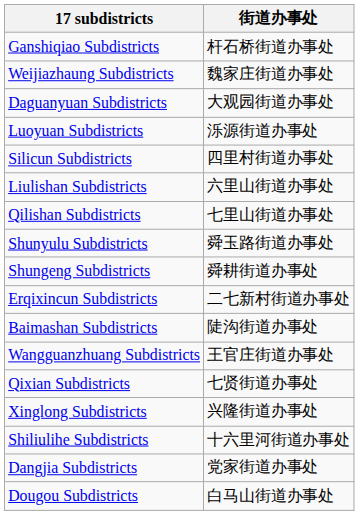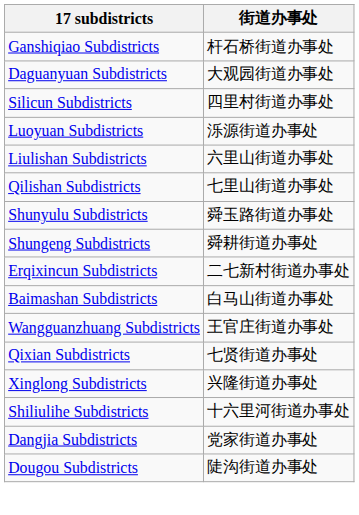- row: (91, 74)
rows swapped: (76, 130) <-> (70, 159)
(263, 327) 陡沟街道办事处 -> (271, 298) 白马山街道办事处
(271, 495) 白马山街道办事处 -> (263, 467) 陡沟街道办事处
